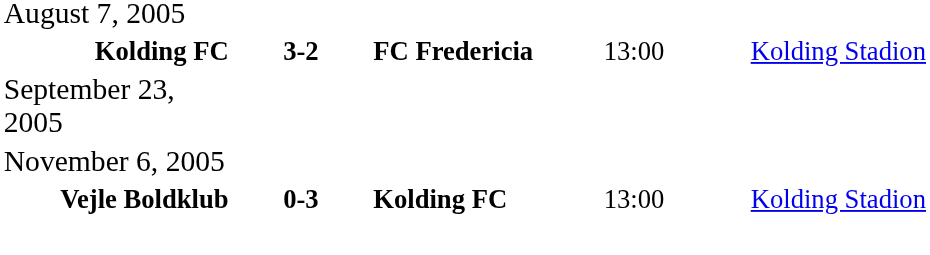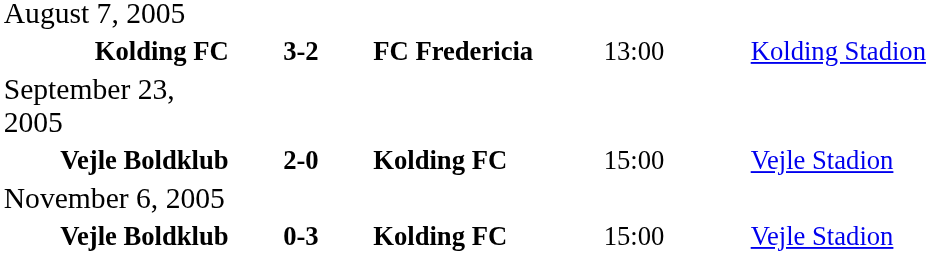+ row: (144, 160)
(634, 199) 13:00 -> (634, 236) 15:00
(838, 199) Kolding Stadion -> (822, 236) Vejle Stadion
